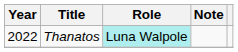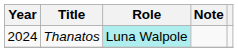(22, 36) 2022 -> (22, 36) 2024
